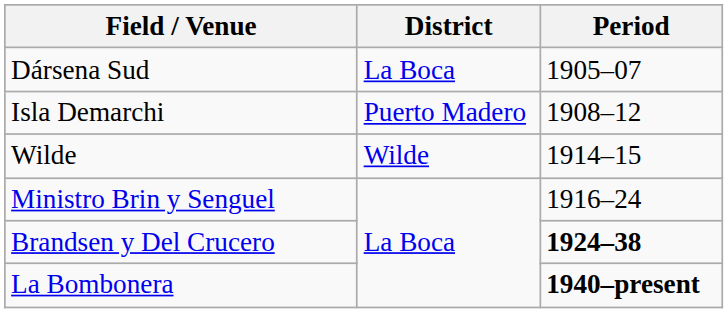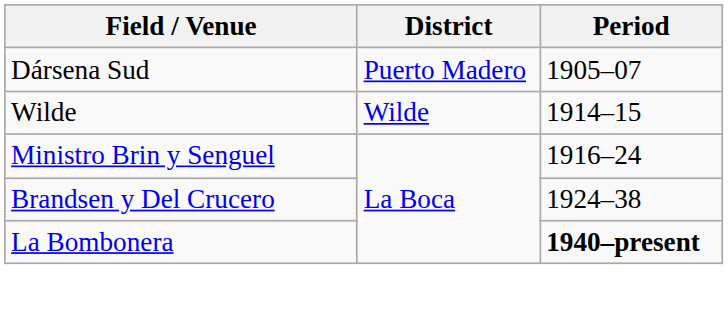(409, 69) La Boca -> (445, 69) Puerto Madero
- row: (88, 112)
(594, 241) bold -> (594, 198) normal
